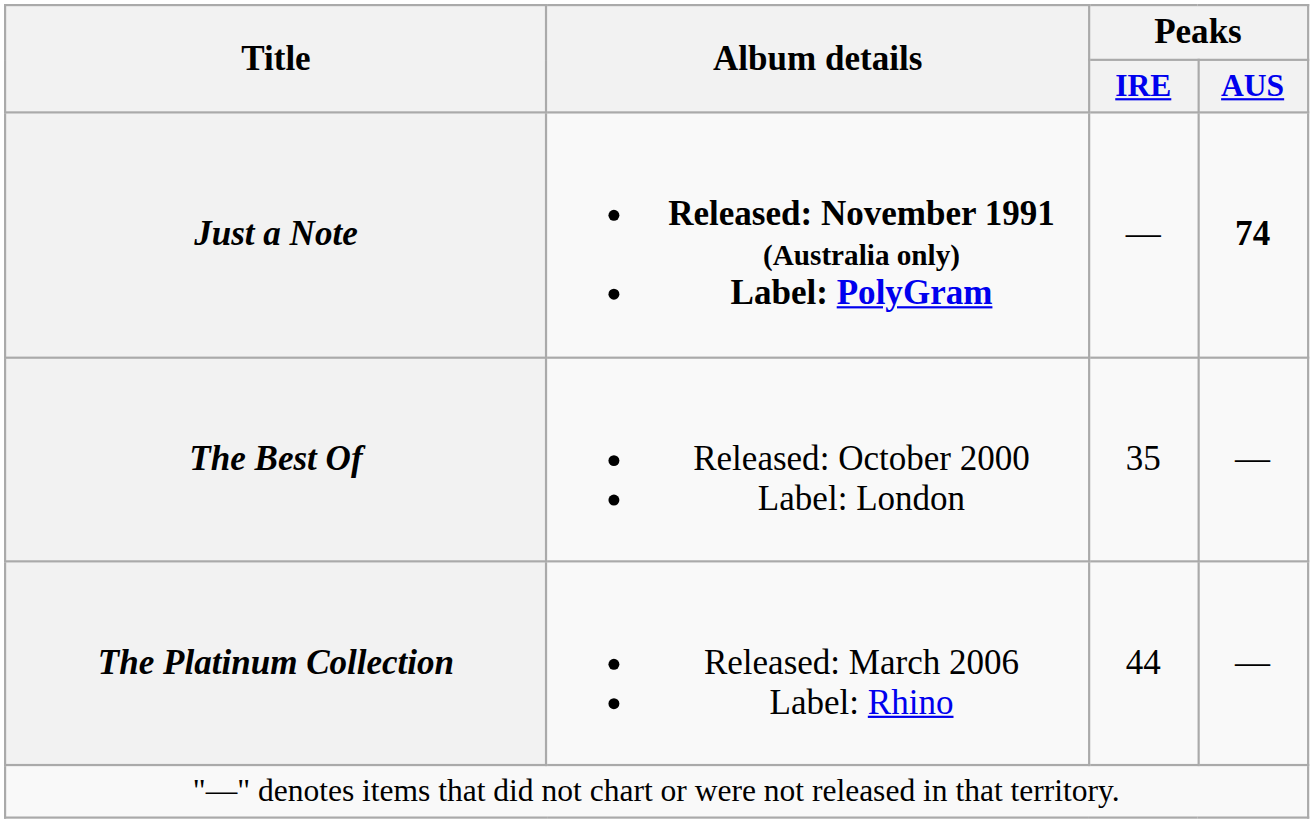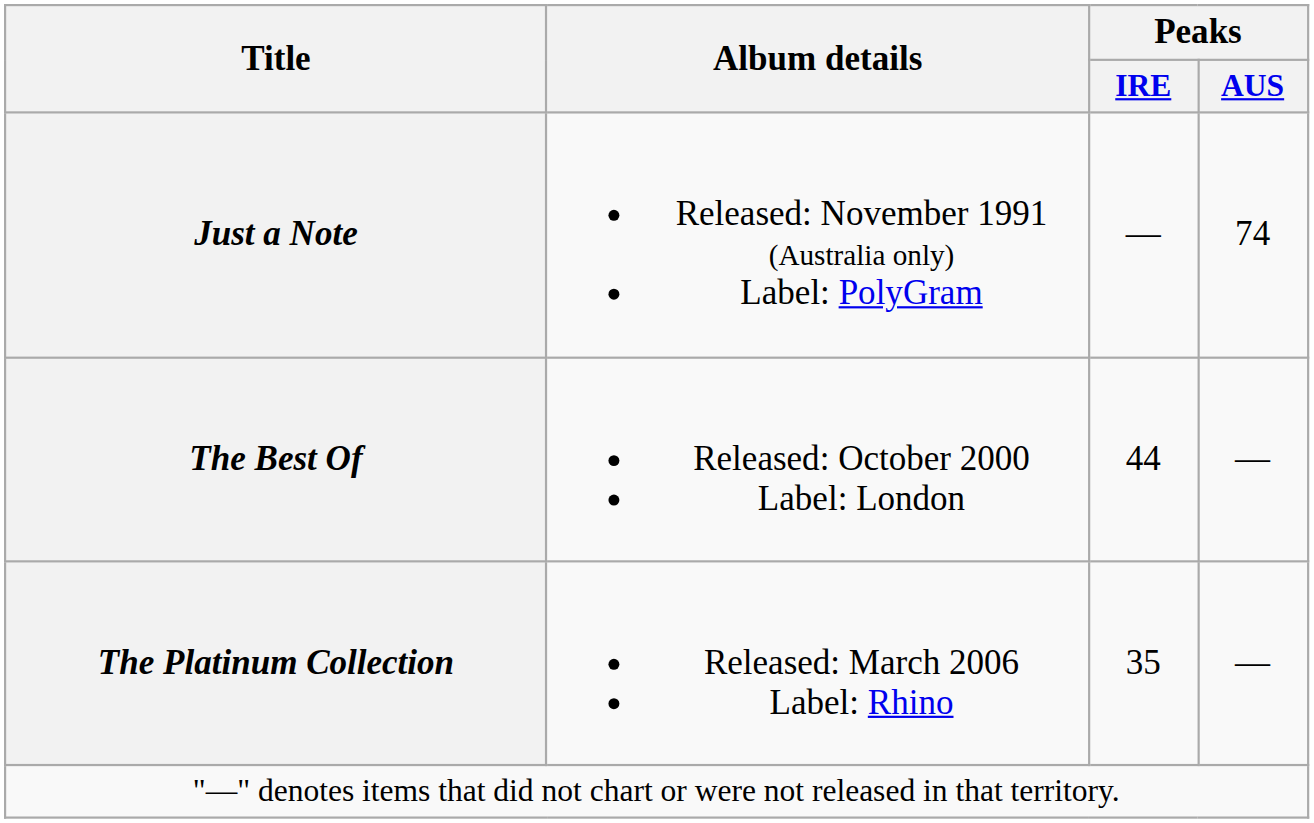(818, 254) bold -> (818, 254) normal
(1253, 234) bold -> (1253, 234) normal
(1143, 458) 35 -> (1143, 458) 44
(1143, 662) 44 -> (1143, 662) 35
